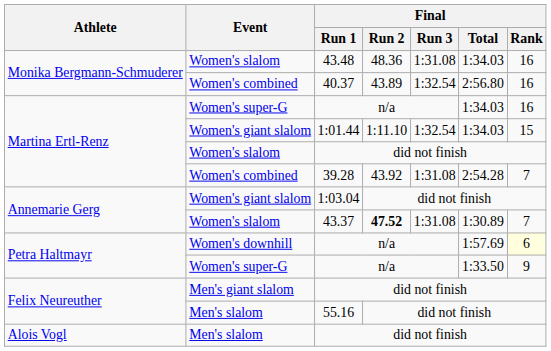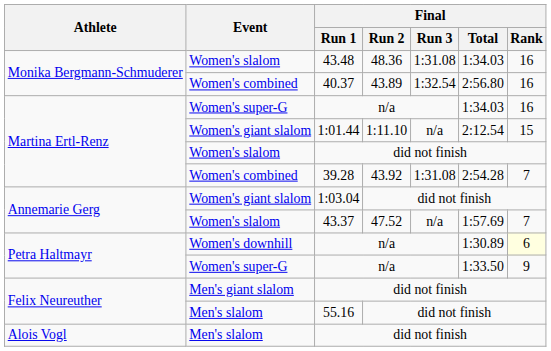(435, 130) 1:32.54 -> (435, 130) n/a
(483, 130) 1:34.03 -> (483, 130) 2:12.54
(387, 221) bold -> (387, 221) normal
(435, 221) 1:31.08 -> (435, 221) n/a
(483, 221) 1:30.89 -> (483, 221) 1:57.69
(483, 244) 1:57.69 -> (483, 244) 1:30.89
